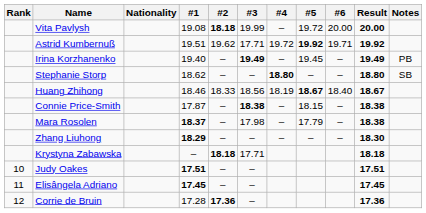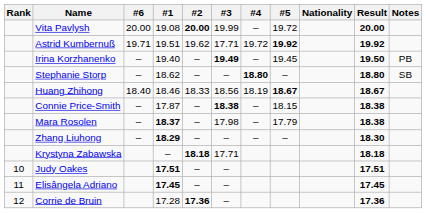columns swapped: (151, 12) <-> (340, 12)
(223, 28) 18.18 -> (197, 28) 20.00
(372, 59) 19.49 -> (372, 59) 19.50
